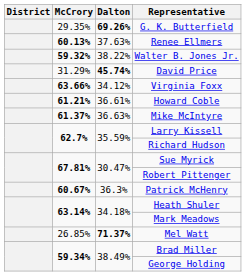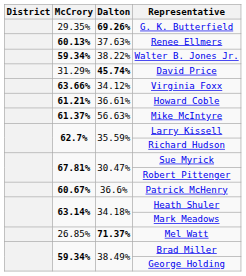(74, 56) 59.32% -> (74, 56) 59.34%
(114, 116) 36.63% -> (114, 116) 56.63%
(114, 190) 36.3% -> (114, 190) 36.6%
